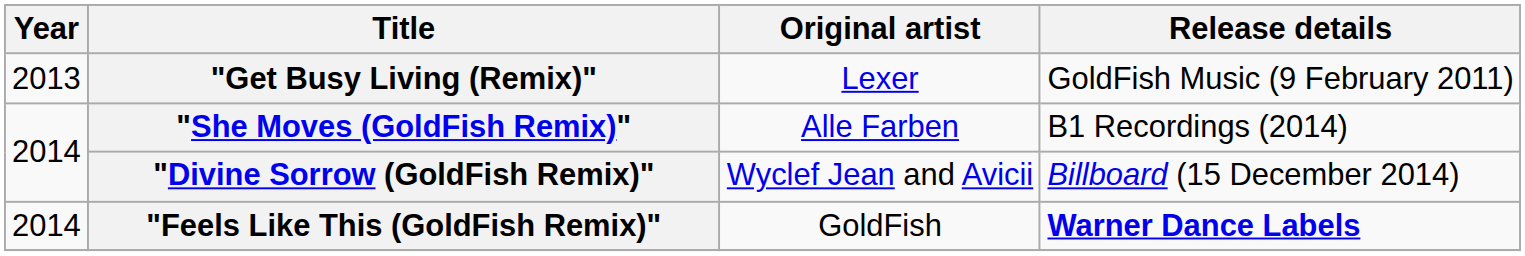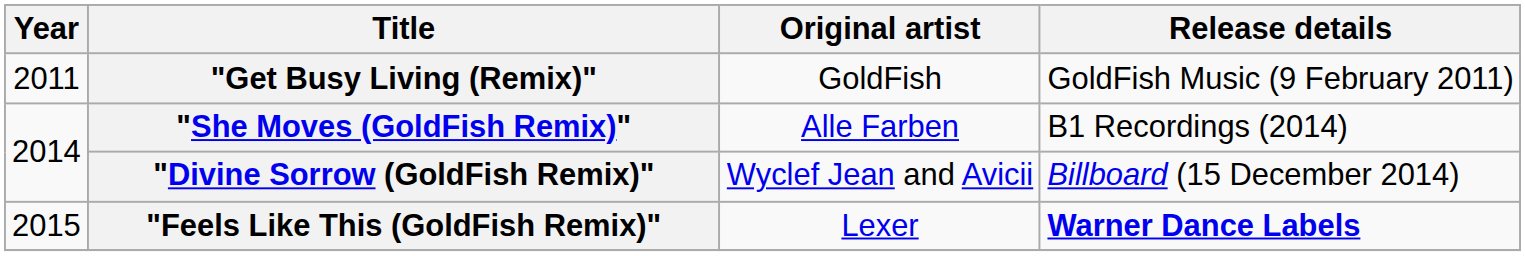(46, 77) 2013 -> (46, 77) 2011
(880, 77) Lexer -> (880, 77) GoldFish
(46, 224) 2014 -> (46, 224) 2015
(880, 224) GoldFish -> (880, 224) Lexer
